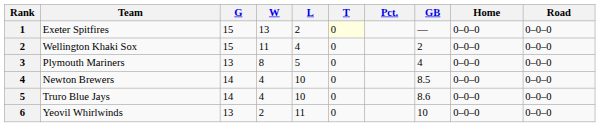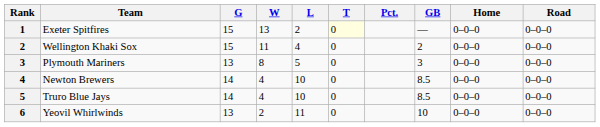(420, 63) 4 -> (420, 63) 3
(424, 96) 8.6 -> (424, 96) 8.5
